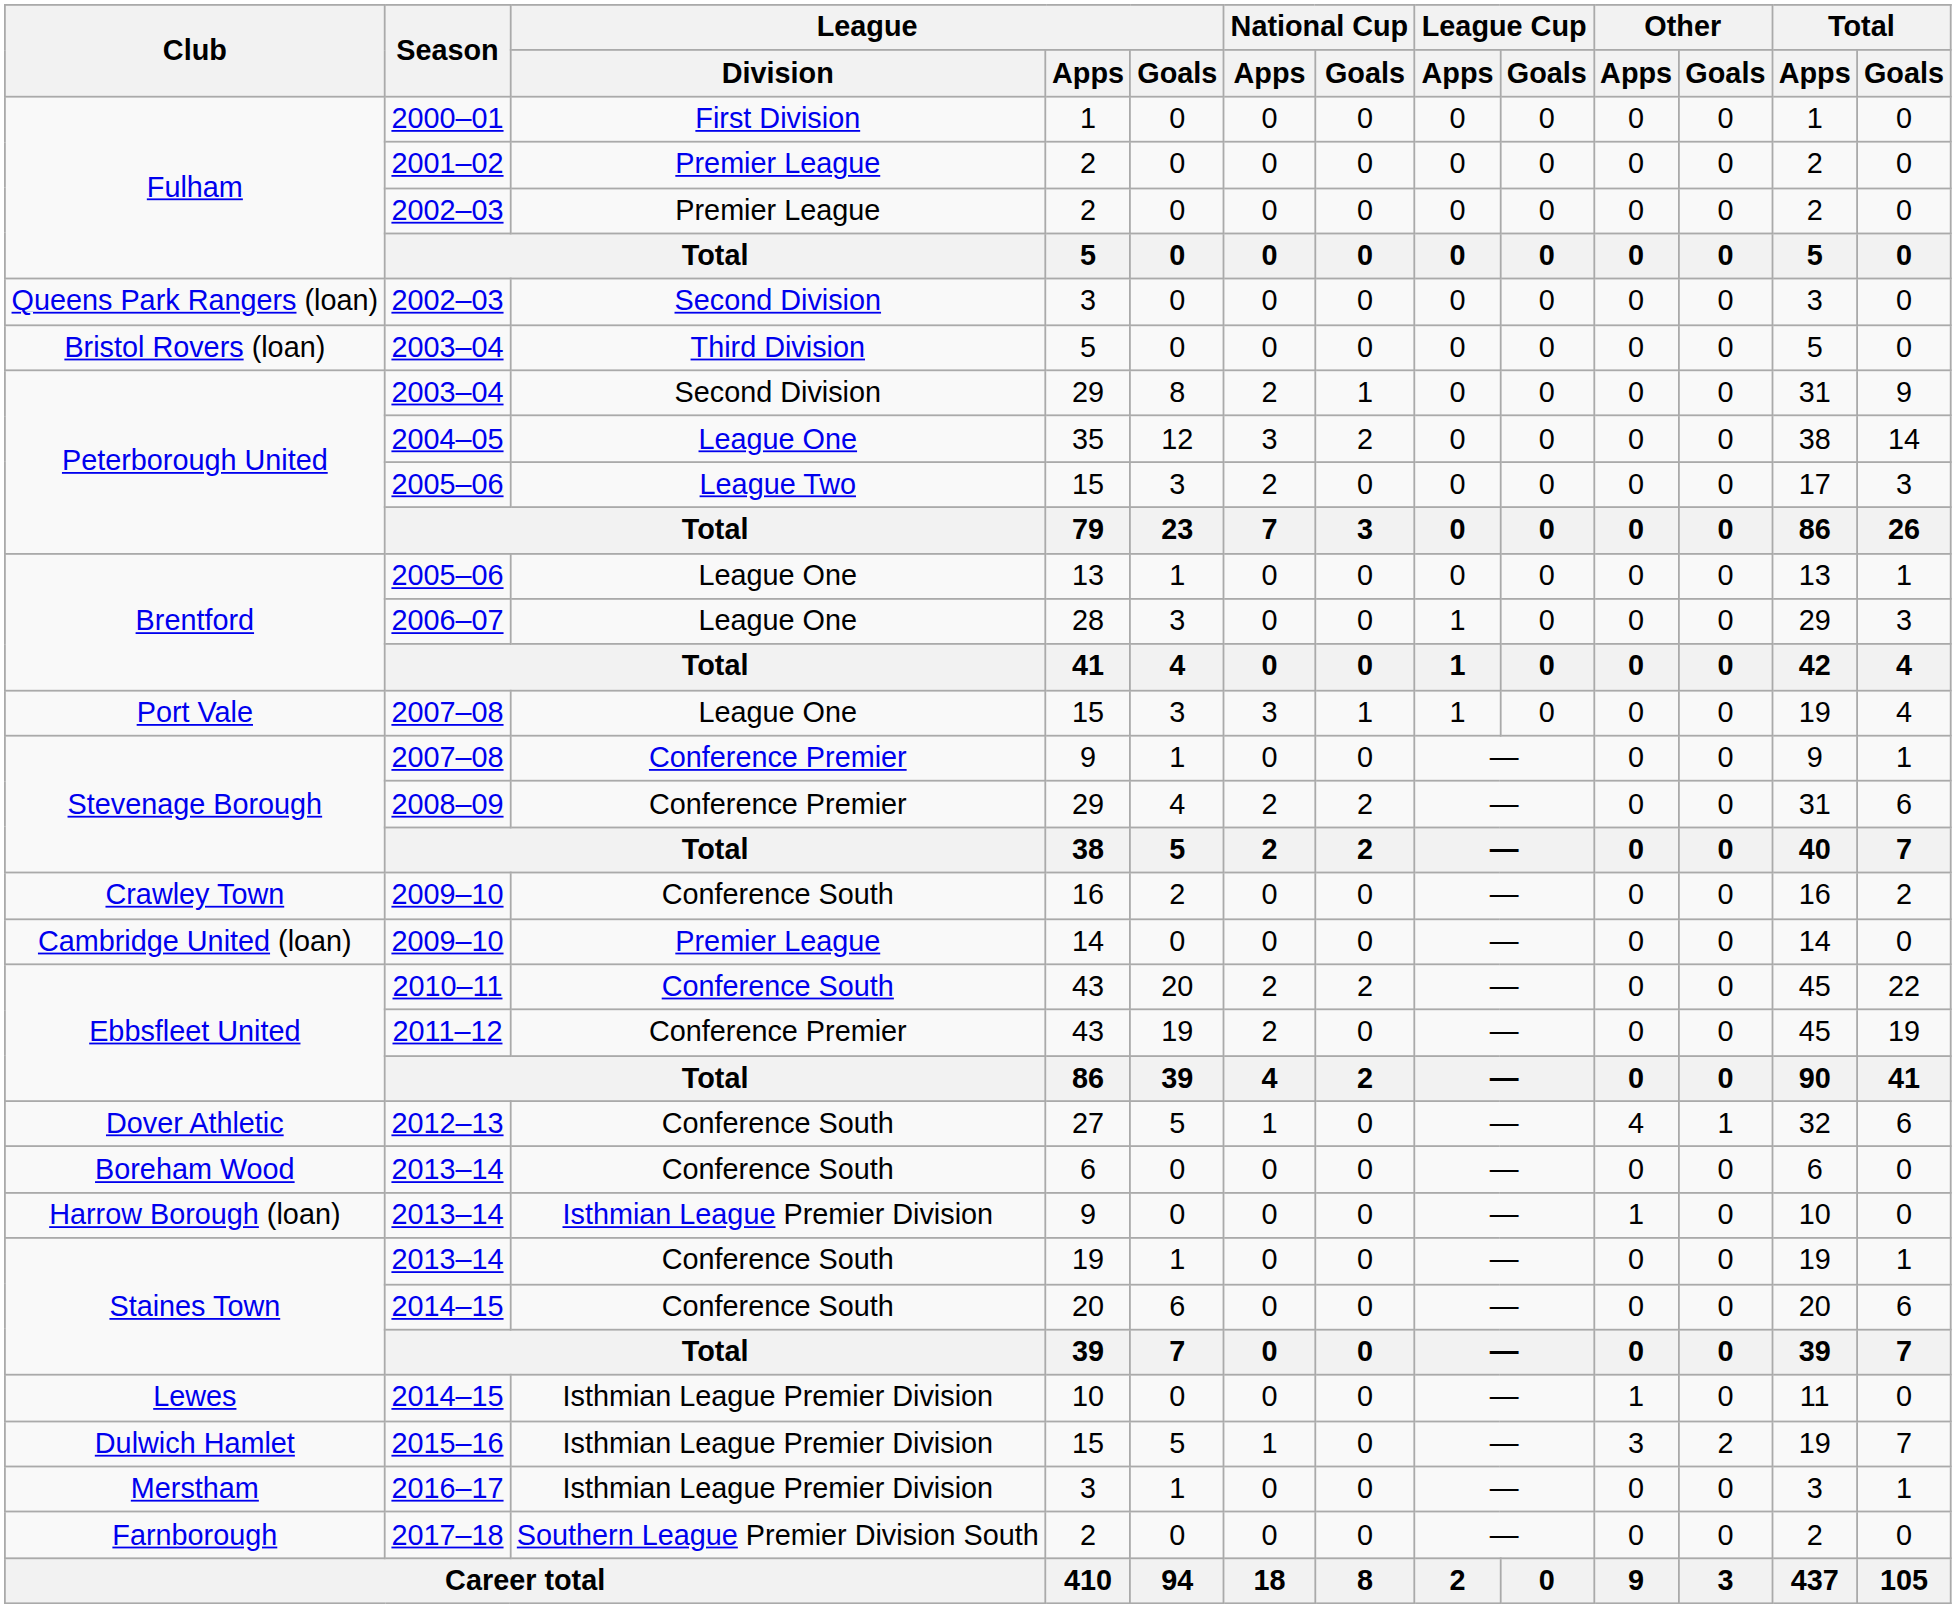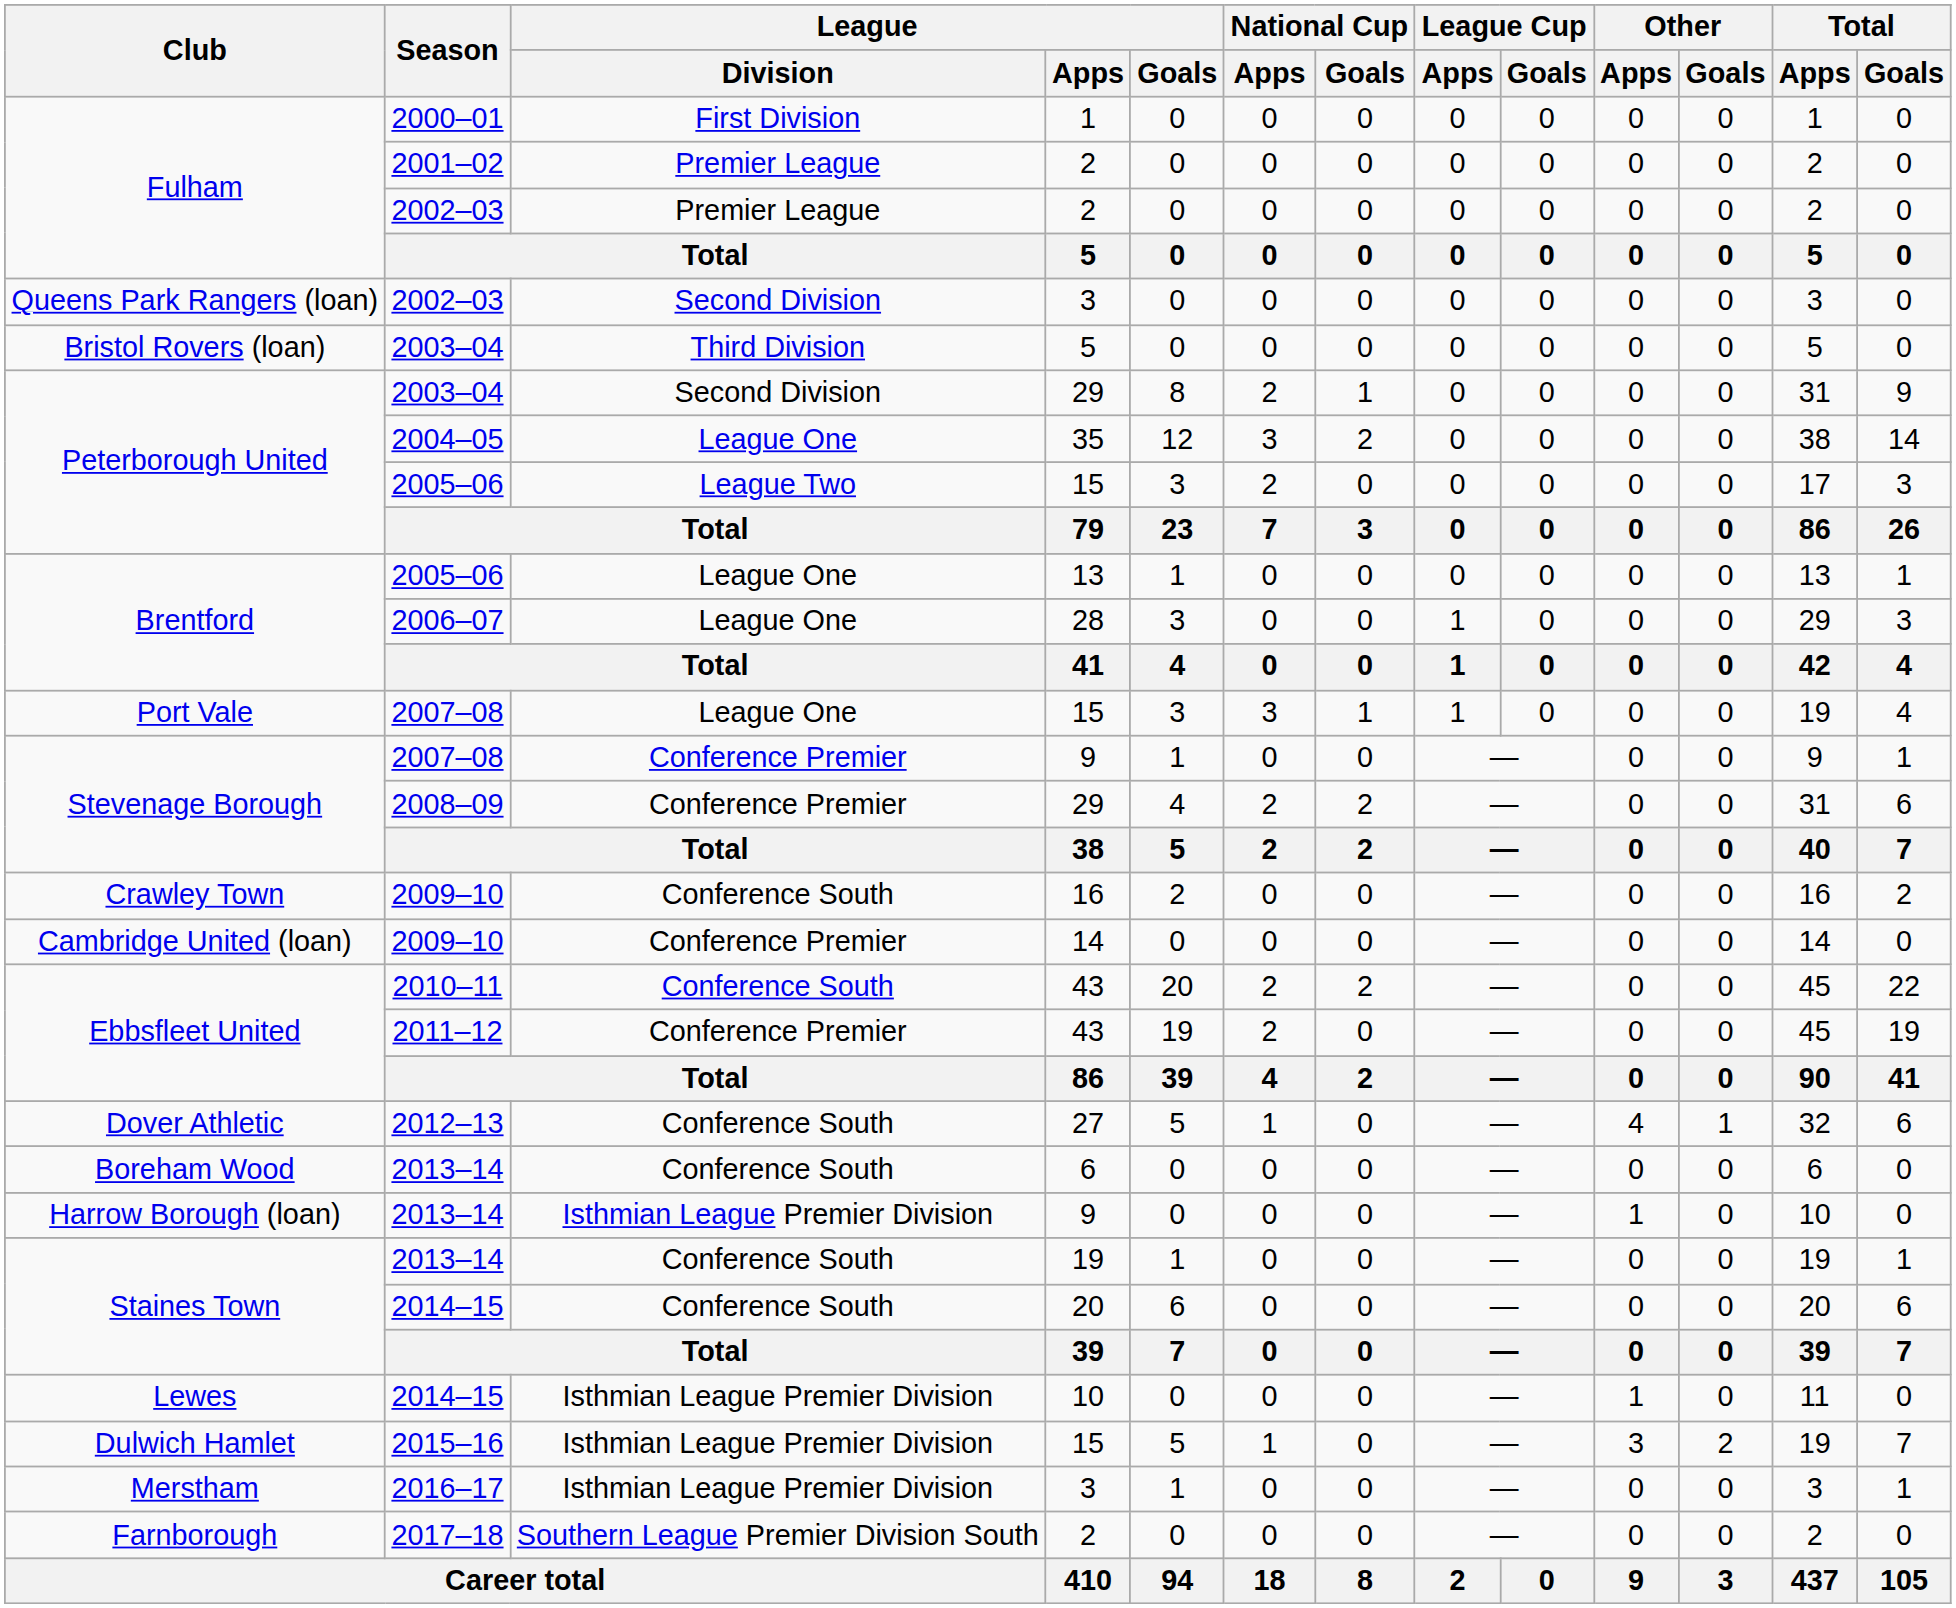(778, 940) Premier League -> (778, 940) Conference Premier
